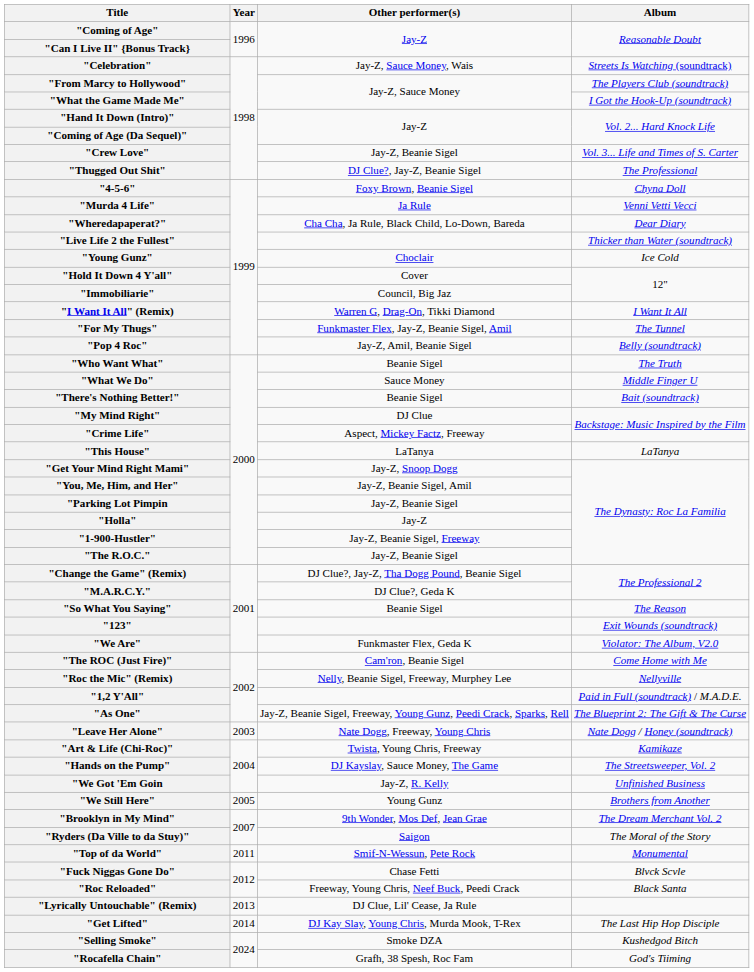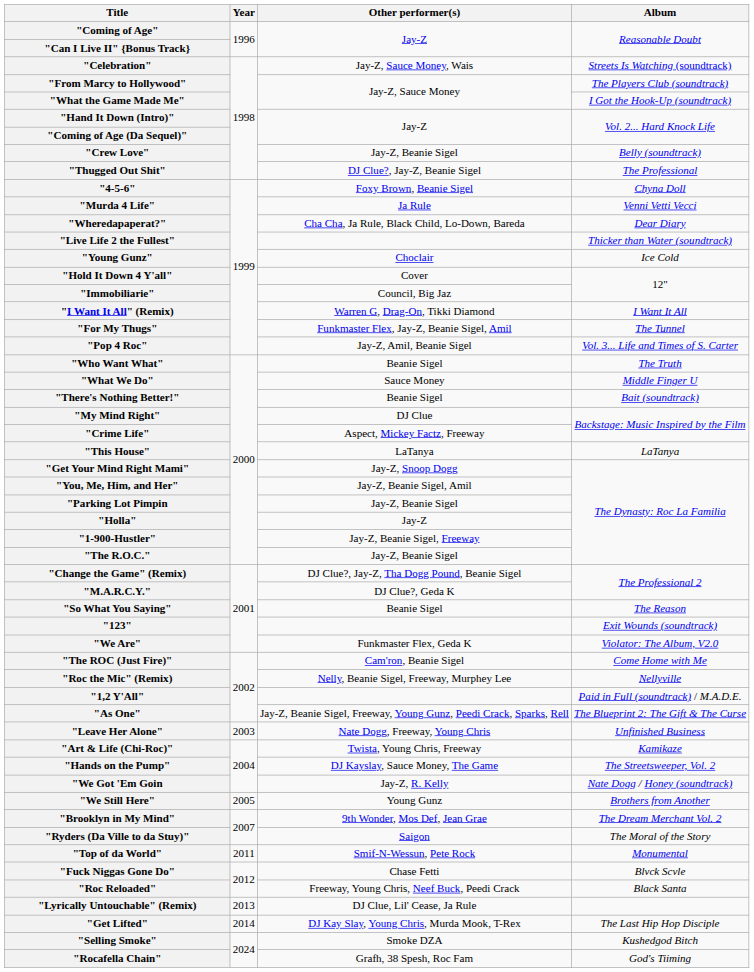(660, 153) Vol. 3... Life and Times of S. Carter -> (660, 153) Belly (soundtrack)
(660, 345) Belly (soundtrack) -> (660, 345) Vol. 3... Life and Times of S. Carter
(660, 731) Nate Dogg / Honey (soundtrack) -> (660, 731) Unfinished Business
(660, 783) Unfinished Business -> (660, 783) Nate Dogg / Honey (soundtrack)
